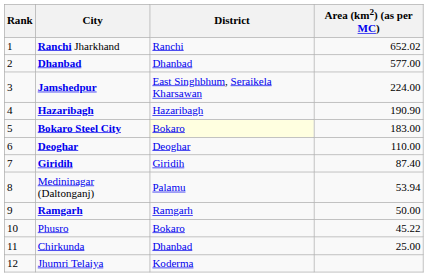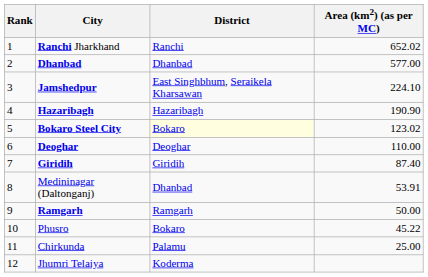(405, 87) 224.00 -> (405, 87) 224.10
(405, 128) 183.00 -> (405, 128) 123.02
(169, 187) Palamu -> (172, 187) Dhanbad
(408, 187) 53.94 -> (408, 187) 53.91
(172, 246) Dhanbad -> (169, 246) Palamu
